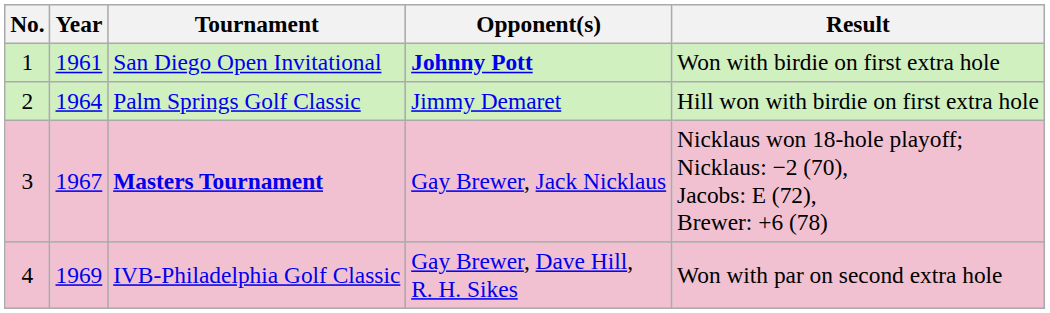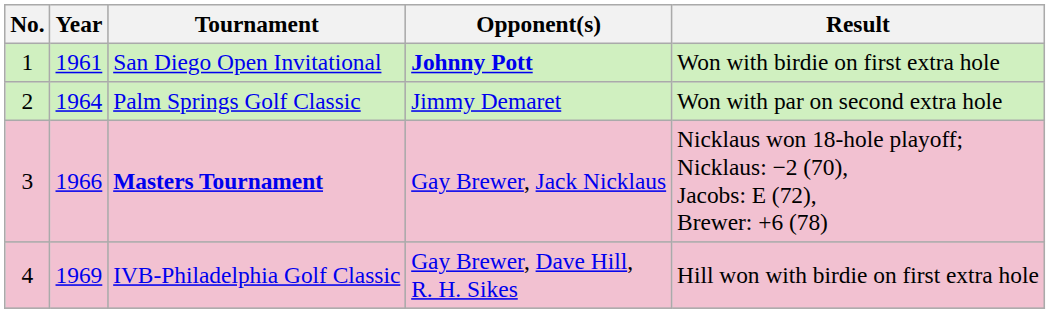(858, 101) Hill won with birdie on first extra hole -> (840, 101) Won with par on second extra hole
(79, 181) 1967 -> (79, 181) 1966
(840, 275) Won with par on second extra hole -> (858, 275) Hill won with birdie on first extra hole
